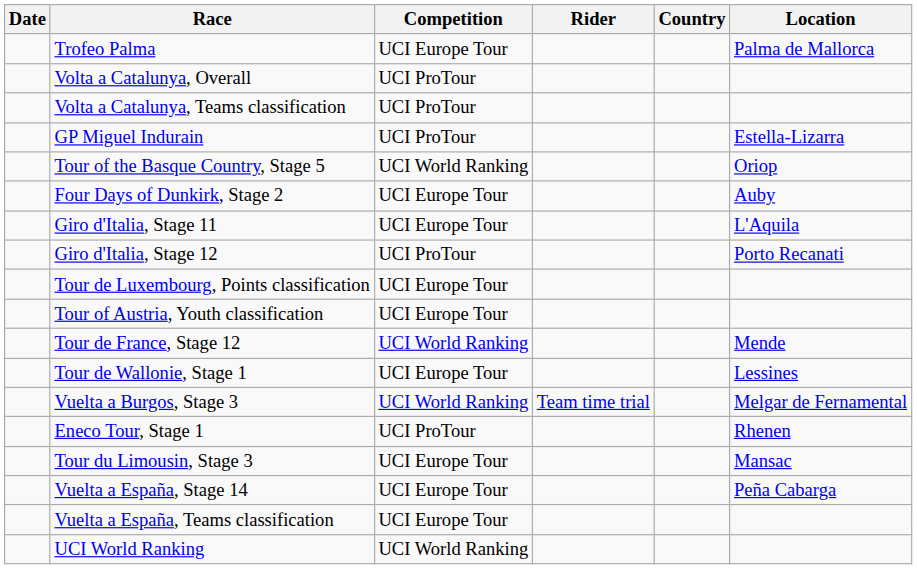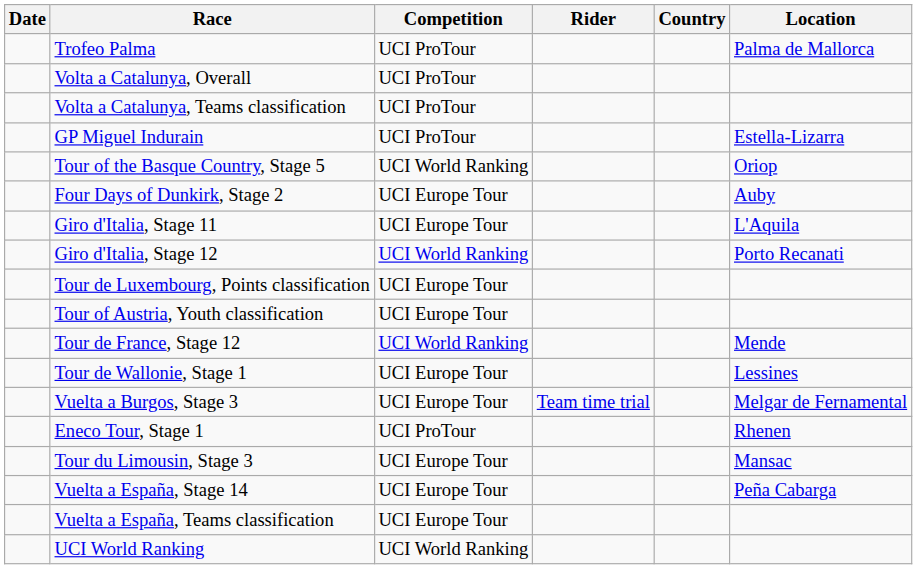(443, 48) UCI Europe Tour -> (427, 48) UCI ProTour
(427, 254) UCI ProTour -> (453, 254) UCI World Ranking
(453, 401) UCI World Ranking -> (443, 401) UCI Europe Tour
